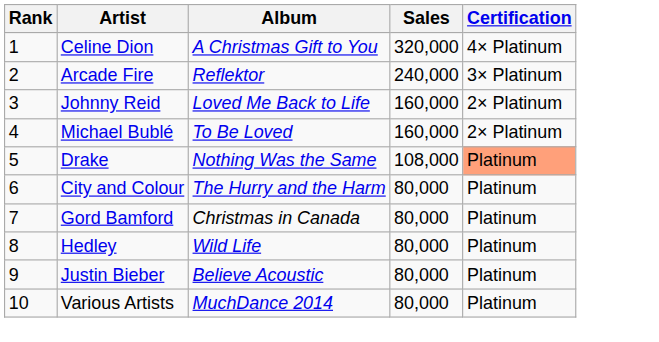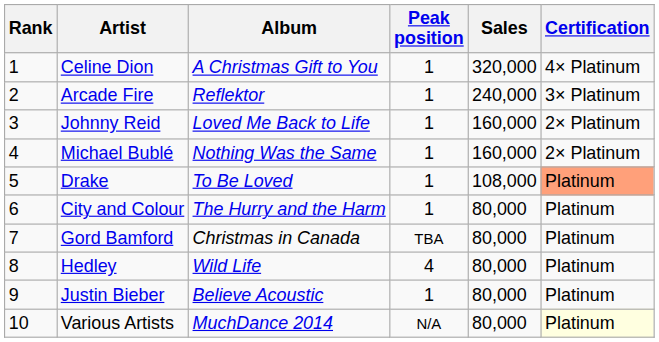+ column: (429, 28)
(243, 132) To Be Loved -> (285, 152) Nothing Was the Same
(285, 160) Nothing Was the Same -> (243, 180) To Be Loved
(502, 302) no background -> (580, 323) lightyellow background
